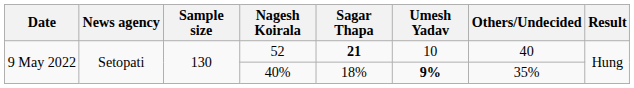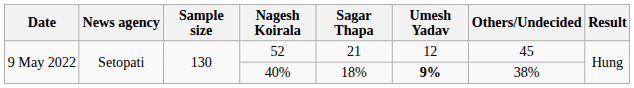(354, 51) bold -> (354, 51) normal
(430, 51) 10 -> (430, 51) 12
(527, 51) 40 -> (527, 51) 45
(527, 73) 35% -> (527, 73) 38%
